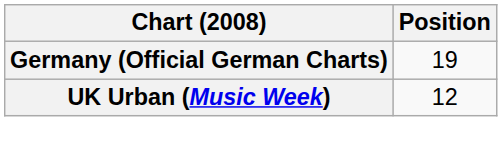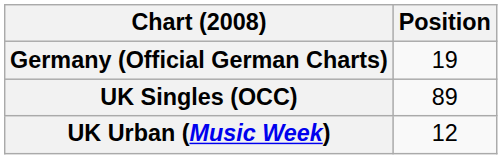+ row: (199, 97)
